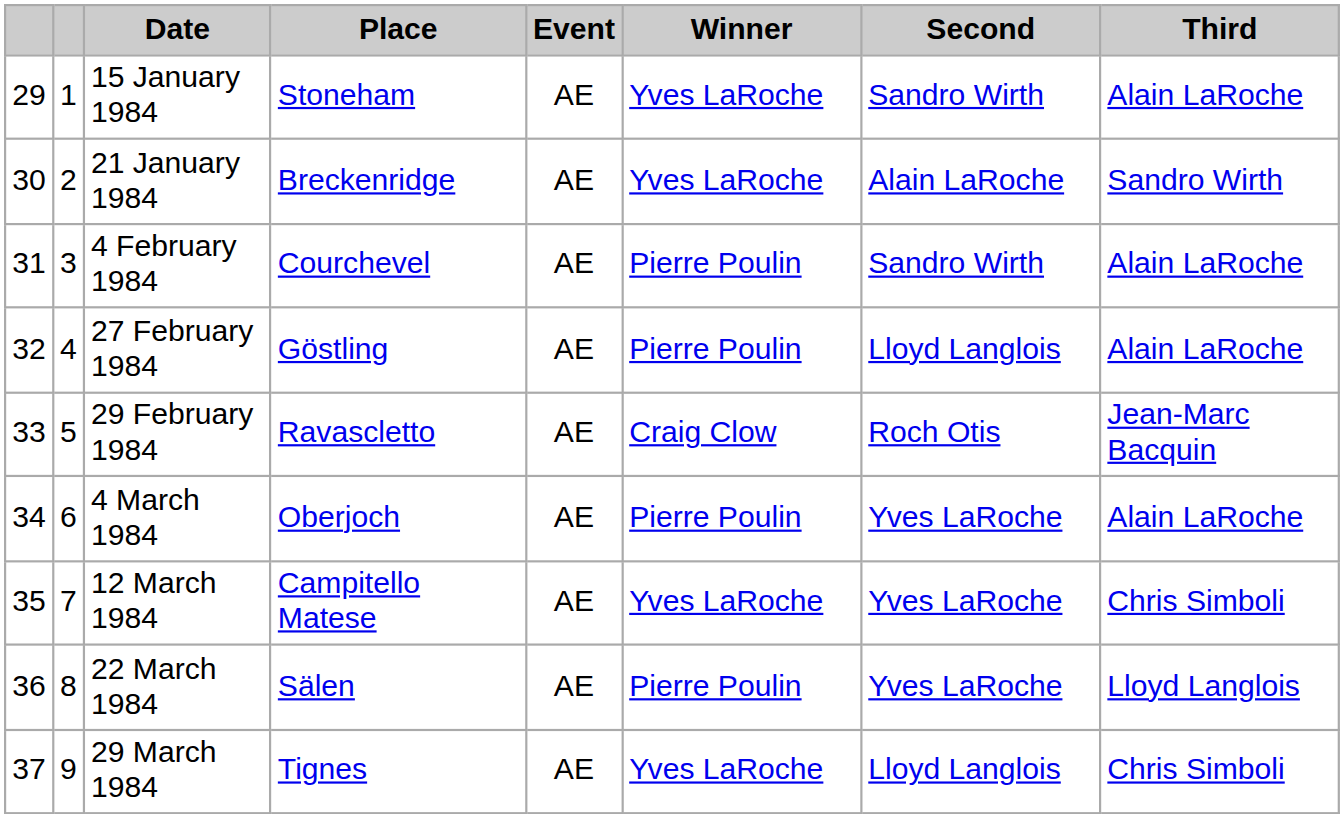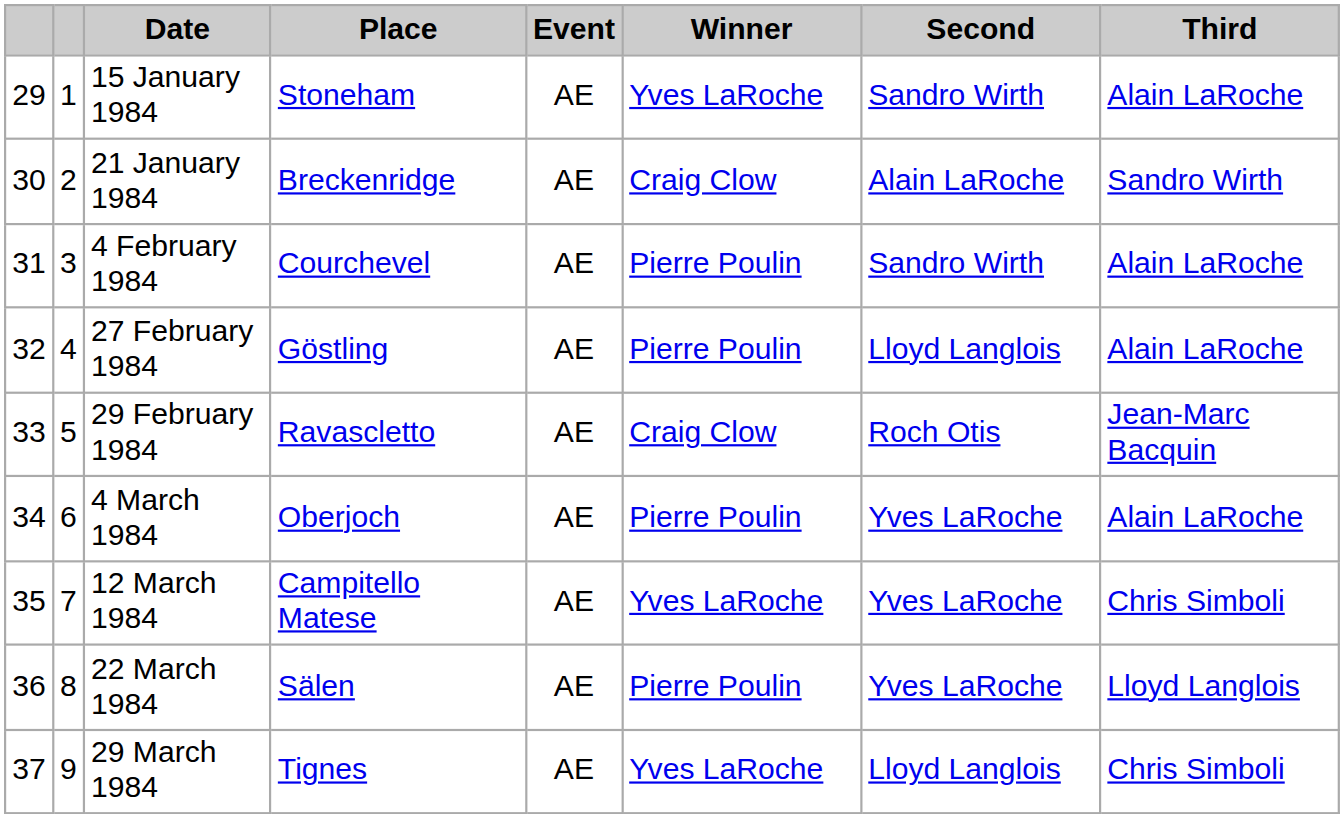(726, 179) Yves LaRoche -> (703, 179) Craig Clow
